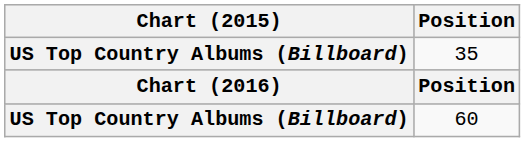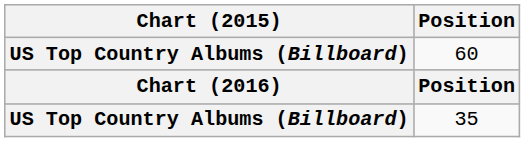rows swapped: (467, 54) <-> (467, 120)
